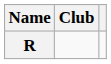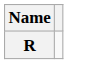- column: (77, 17)
